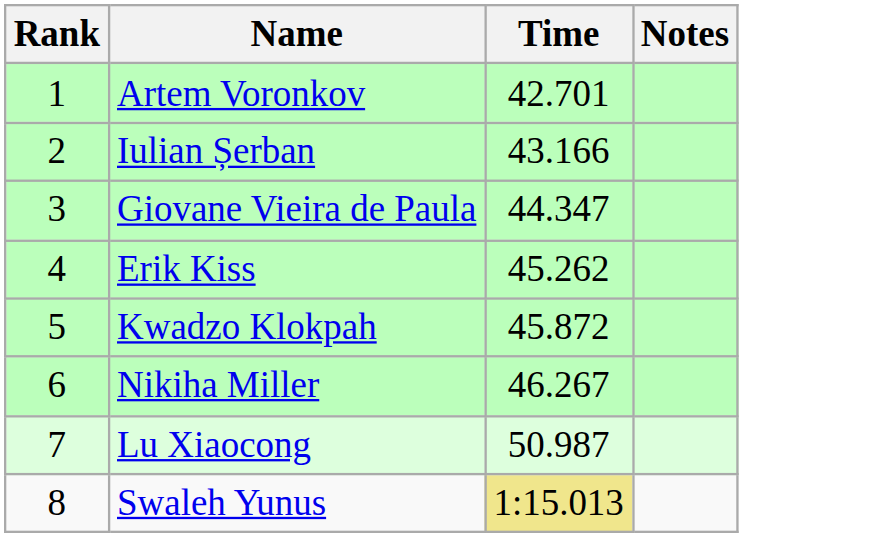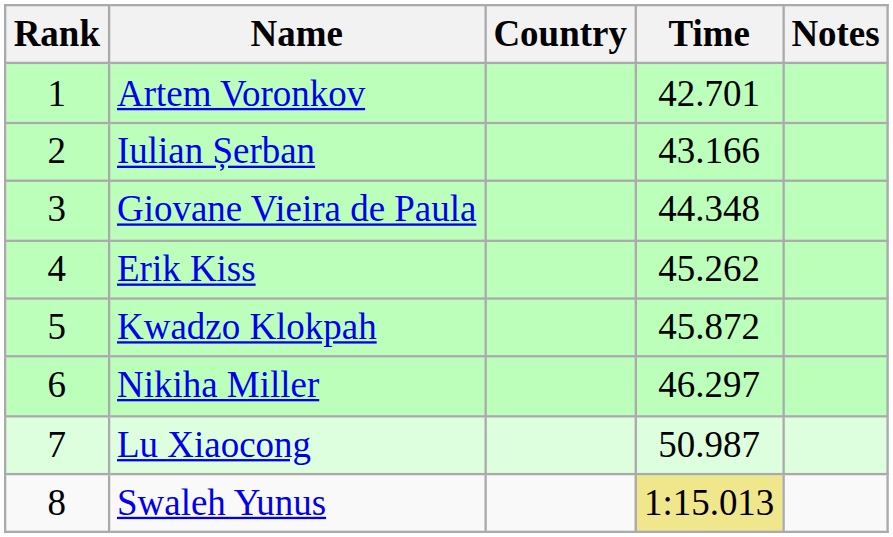+ column: (560, 33)
(559, 209) 44.347 -> (709, 209) 44.348
(559, 385) 46.267 -> (709, 385) 46.297
